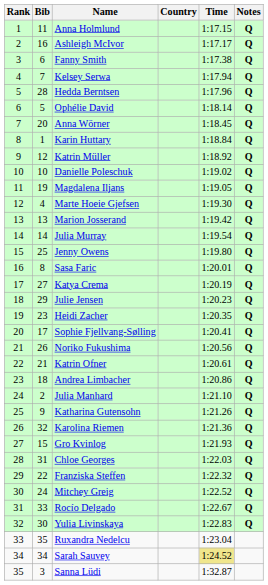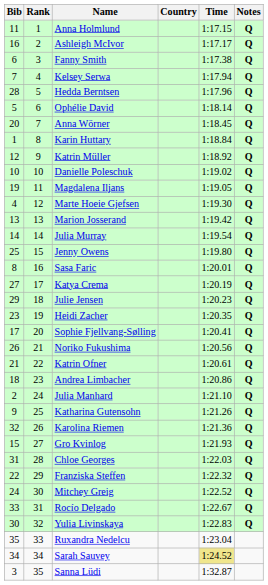columns swapped: (18, 12) <-> (42, 12)
